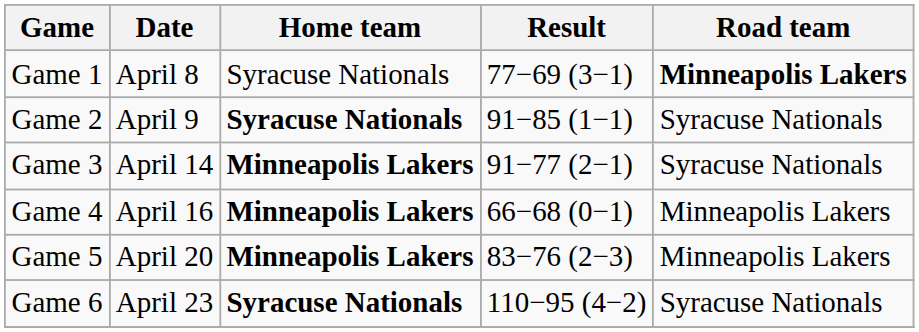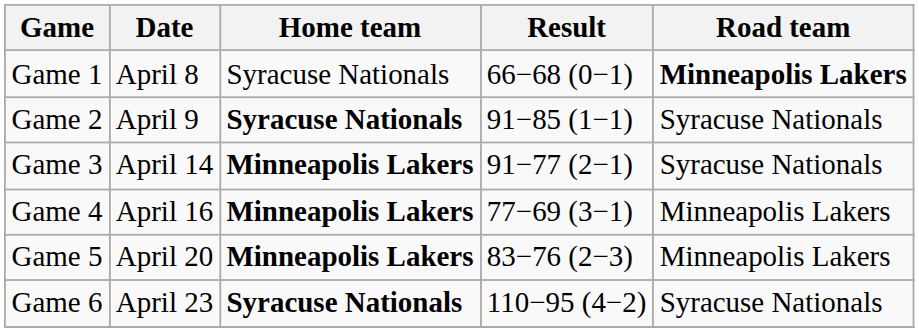(560, 73) 77−69 (3−1) -> (560, 73) 66−68 (0−1)
(560, 211) 66−68 (0−1) -> (560, 211) 77−69 (3−1)
